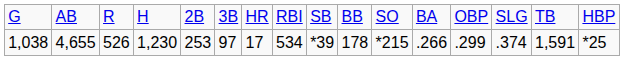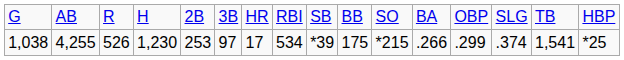(76, 42) 4,655 -> (76, 42) 4,255
(355, 42) 178 -> (355, 42) 175
(555, 42) 1,591 -> (555, 42) 1,541
